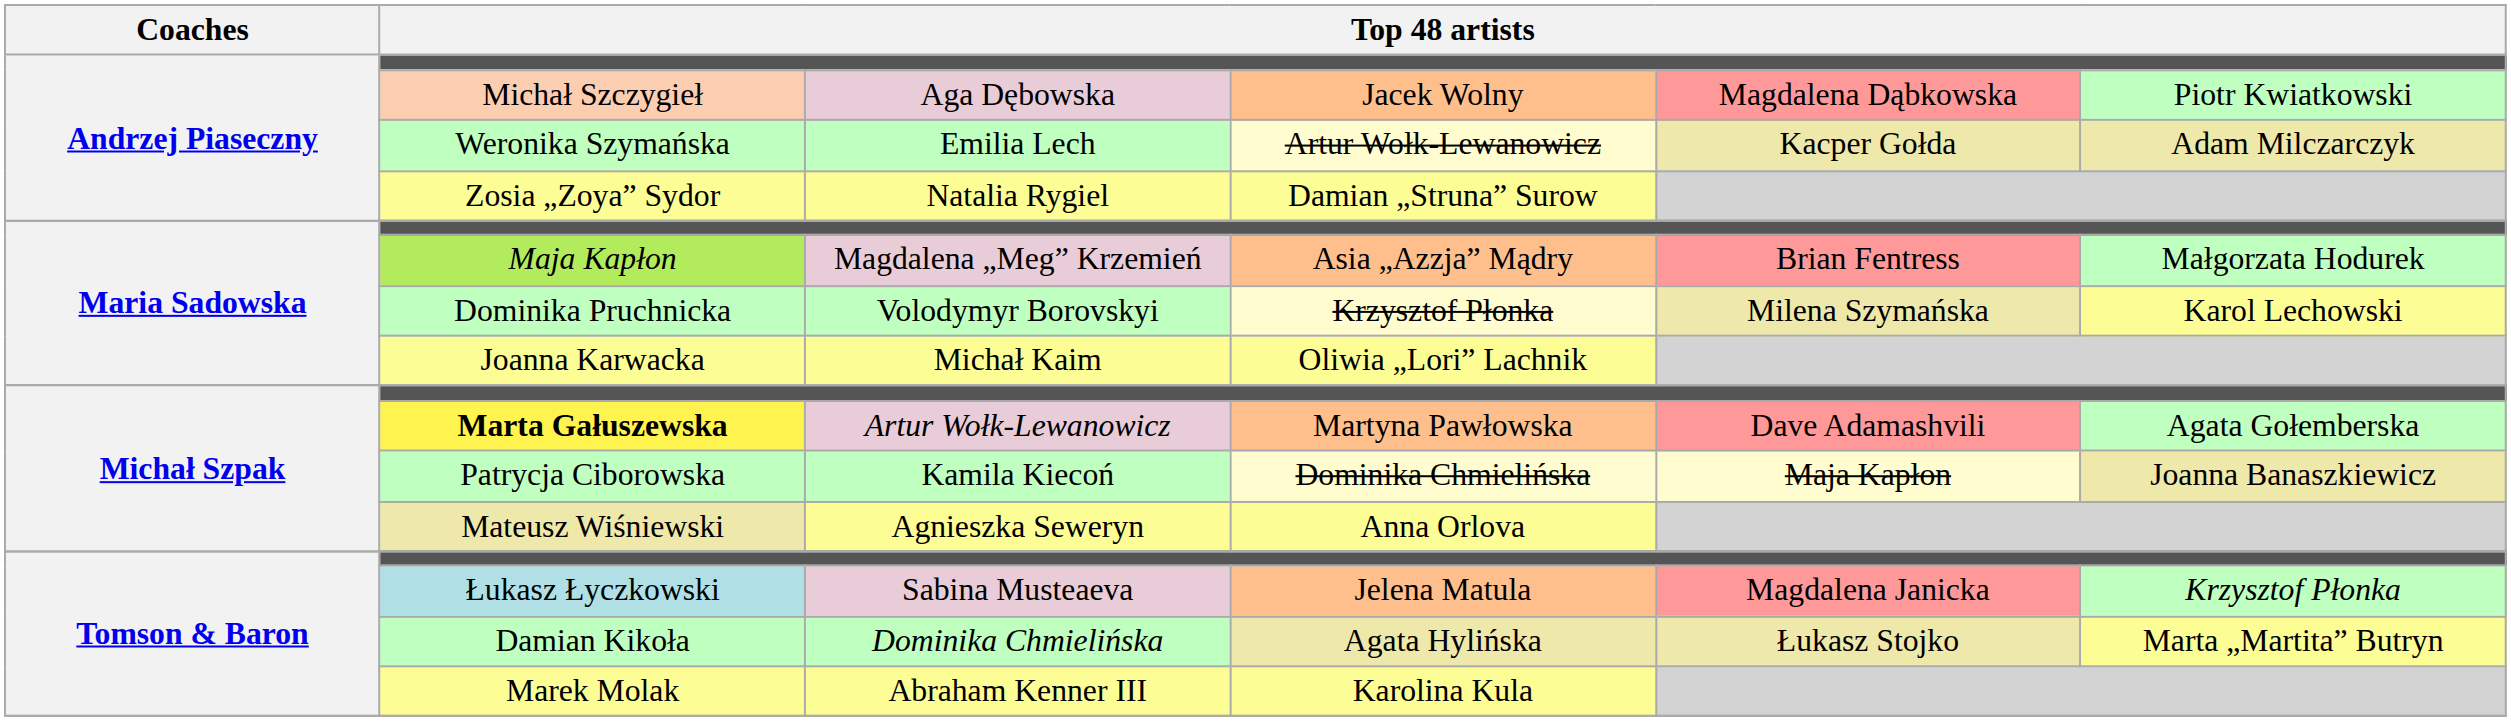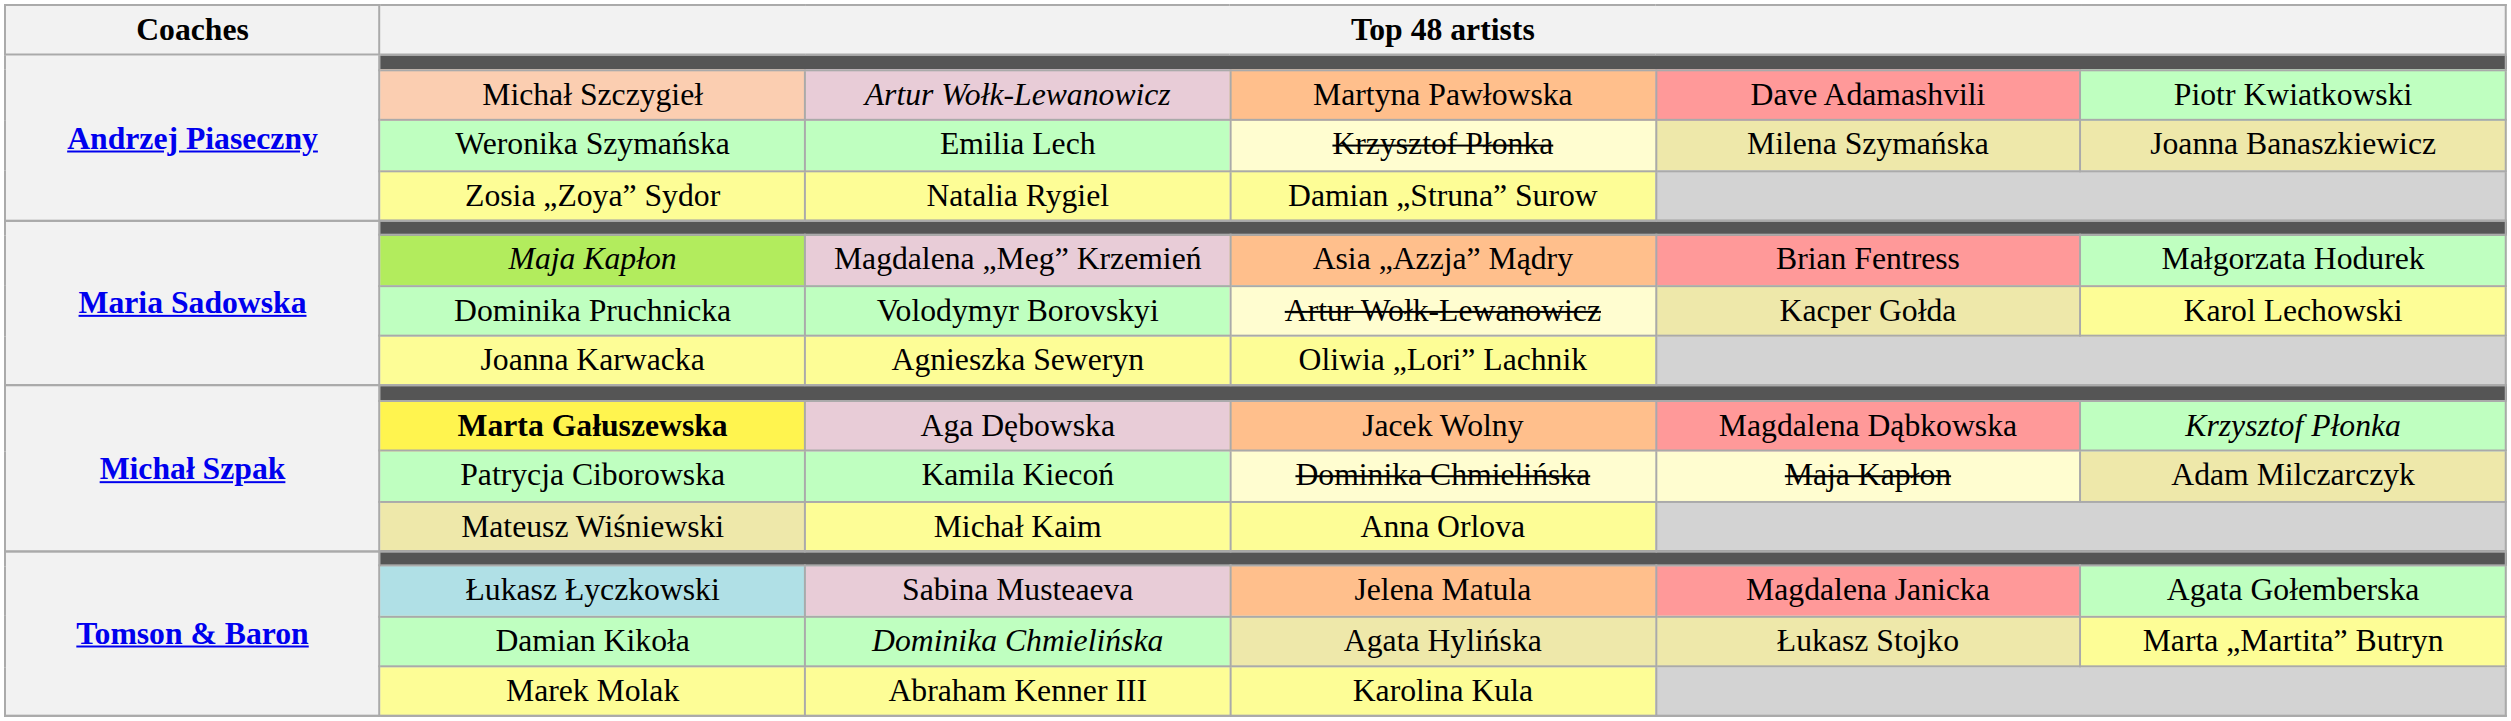(1018, 94) Aga Dębowska -> (1018, 94) Artur Wołk-Lewanowicz
(1443, 94) Jacek Wolny -> (1443, 94) Martyna Pawłowska
(1868, 94) Magdalena Dąbkowska -> (1868, 94) Dave Adamashvili
(1443, 144) Artur Wołk-Lewanowicz -> (1443, 144) Krzysztof Płonka
(1868, 144) Kacper Gołda -> (1868, 144) Milena Szymańska
(2293, 144) Adam Milczarczyk -> (2293, 144) Joanna Banaszkiewicz
(1443, 310) Krzysztof Płonka -> (1443, 310) Artur Wołk-Lewanowicz
(1868, 310) Milena Szymańska -> (1868, 310) Kacper Gołda
(1018, 360) Michał Kaim -> (1018, 360) Agnieszka Seweryn
(1018, 425) Artur Wołk-Lewanowicz -> (1018, 425) Aga Dębowska
(1443, 425) Martyna Pawłowska -> (1443, 425) Jacek Wolny
(1868, 425) Dave Adamashvili -> (1868, 425) Magdalena Dąbkowska
(2293, 425) Agata Gołemberska -> (2293, 425) Krzysztof Płonka
(2293, 475) Joanna Banaszkiewicz -> (2293, 475) Adam Milczarczyk
(1018, 525) Agnieszka Seweryn -> (1018, 525) Michał Kaim
(2293, 590) Krzysztof Płonka -> (2293, 590) Agata Gołemberska
